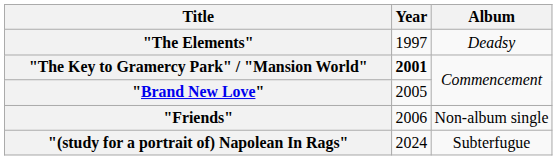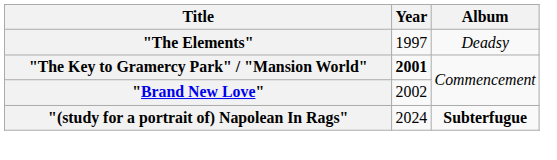(411, 92) 2005 -> (411, 92) 2002
- row: (198, 117)
(492, 142) normal -> (485, 117) bold
